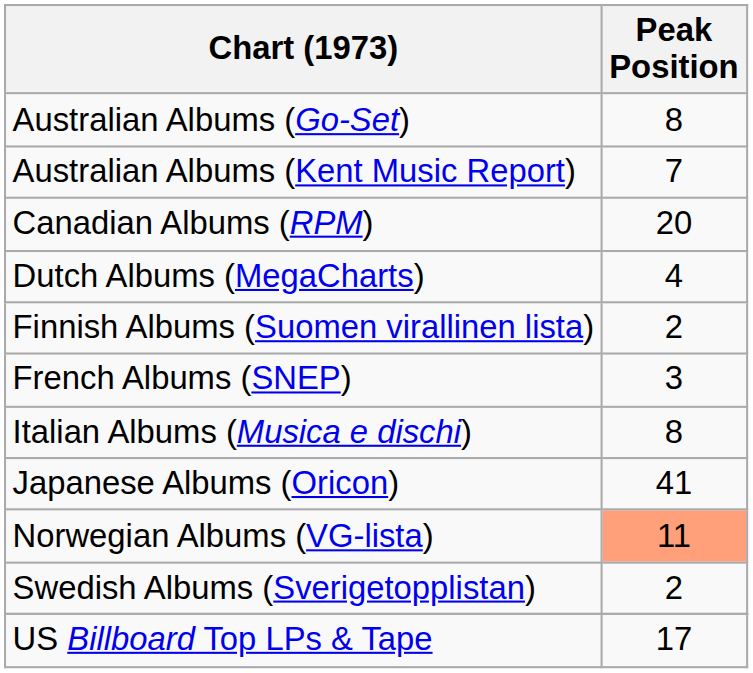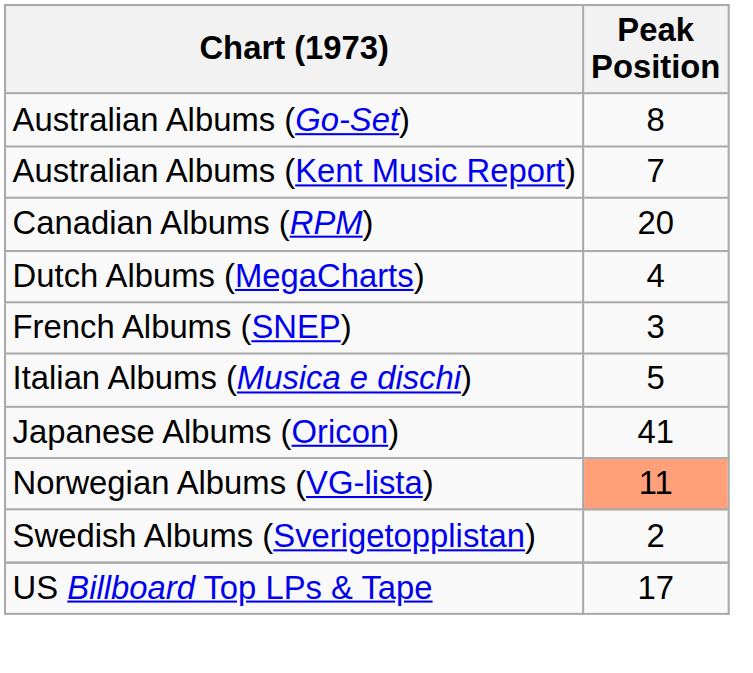- row: (303, 327)
(674, 431) 8 -> (656, 379) 5
